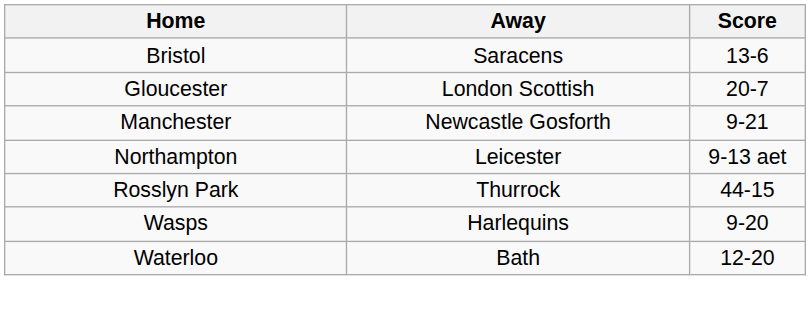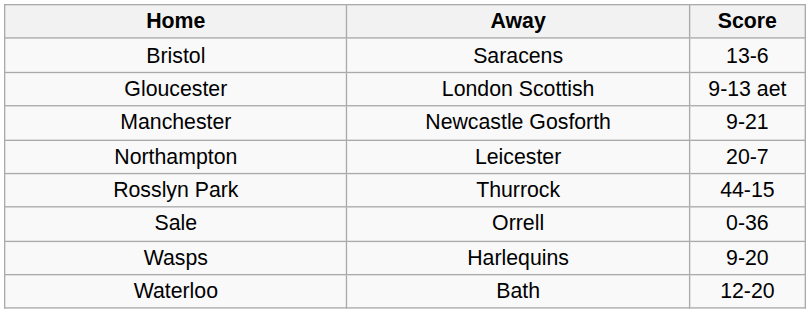(747, 88) 20-7 -> (747, 88) 9-13 aet
(747, 156) 9-13 aet -> (747, 156) 20-7
+ row: (176, 223)
